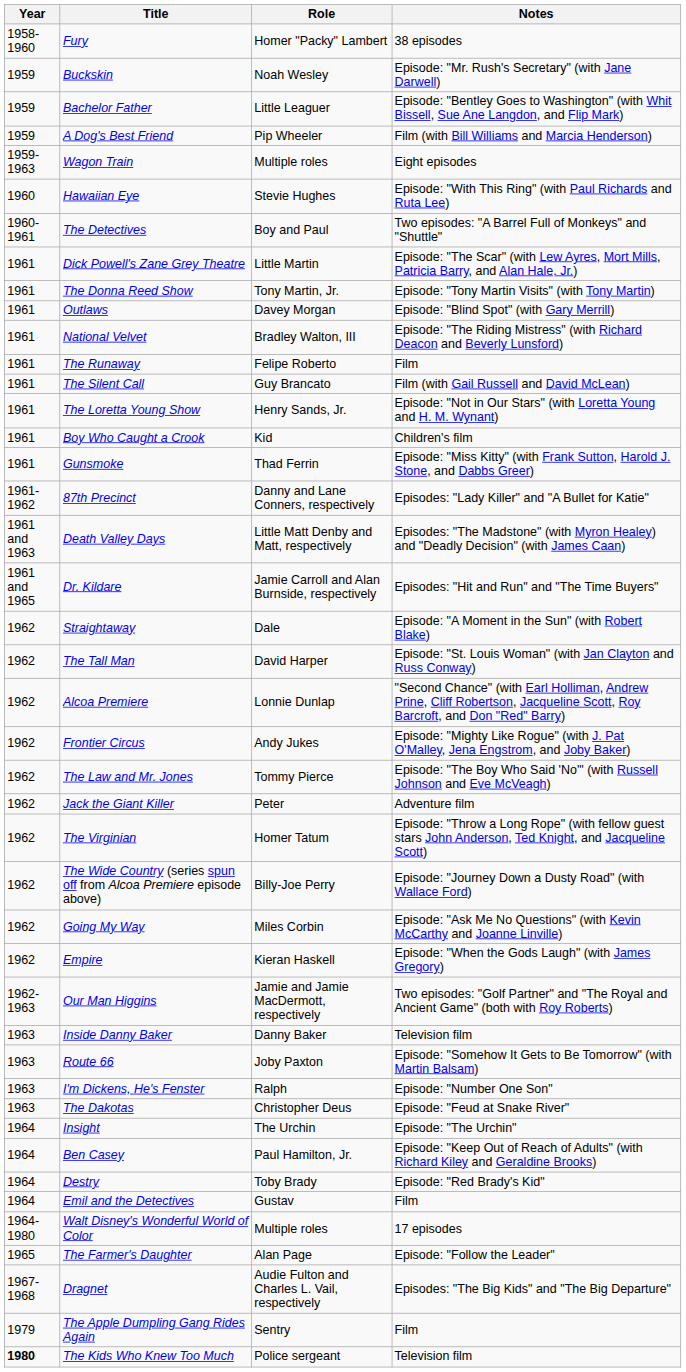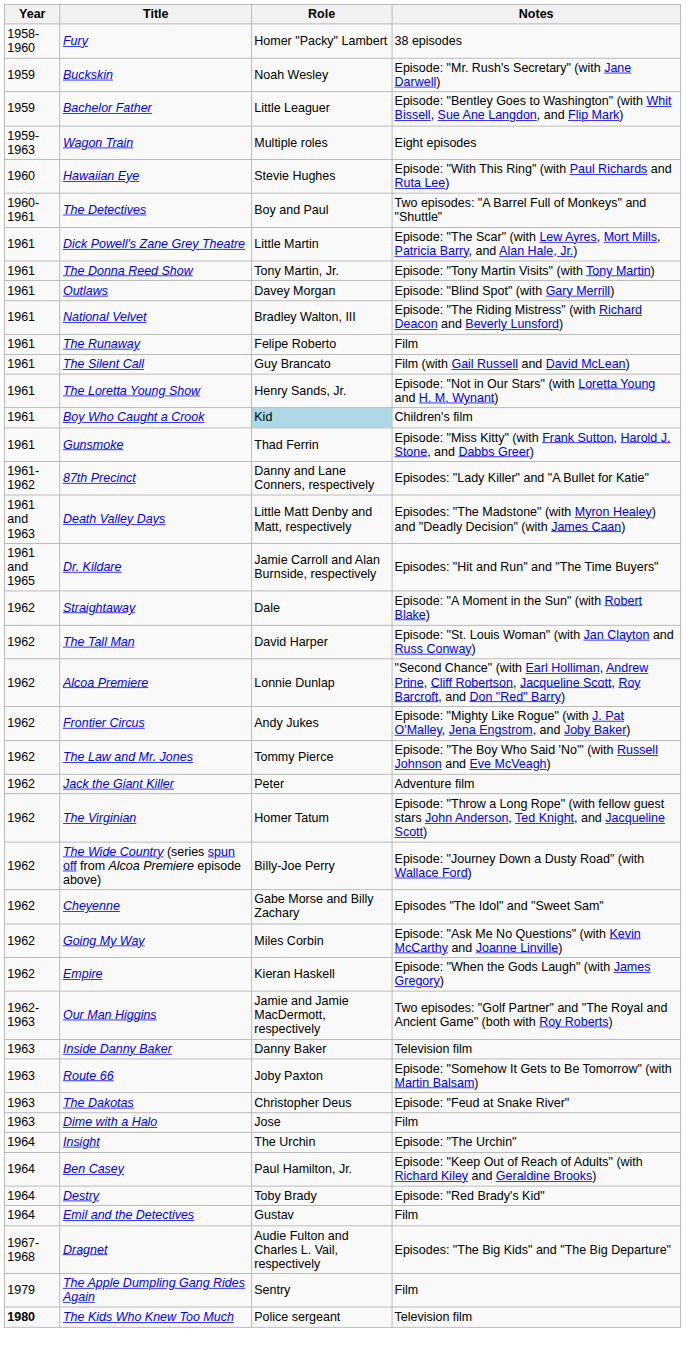- row: (118, 135)
(263, 437) no background -> (263, 417) lightblue background
+ row: (91, 906)
- row: (134, 1088)
+ row: (110, 1122)
- row: (156, 1228)
- row: (127, 1255)
